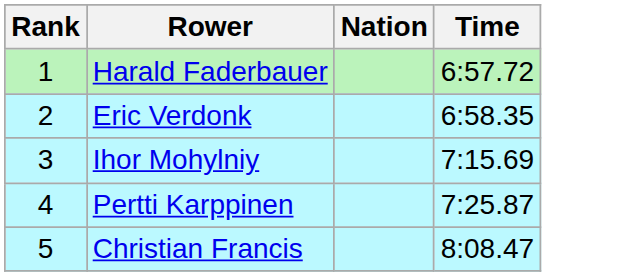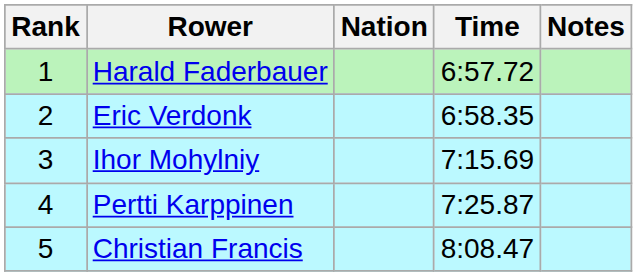+ column: (586, 26)
